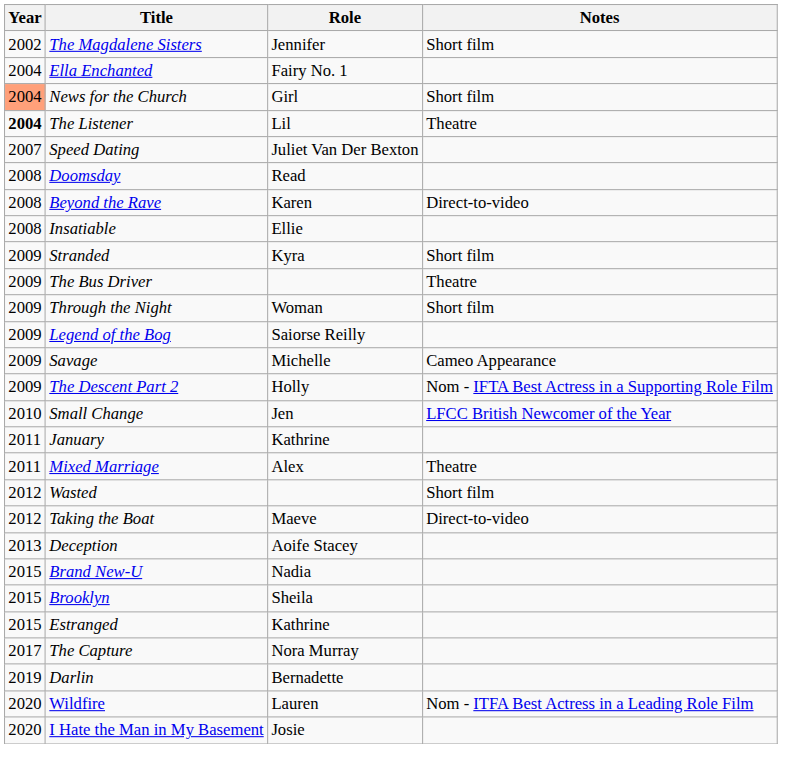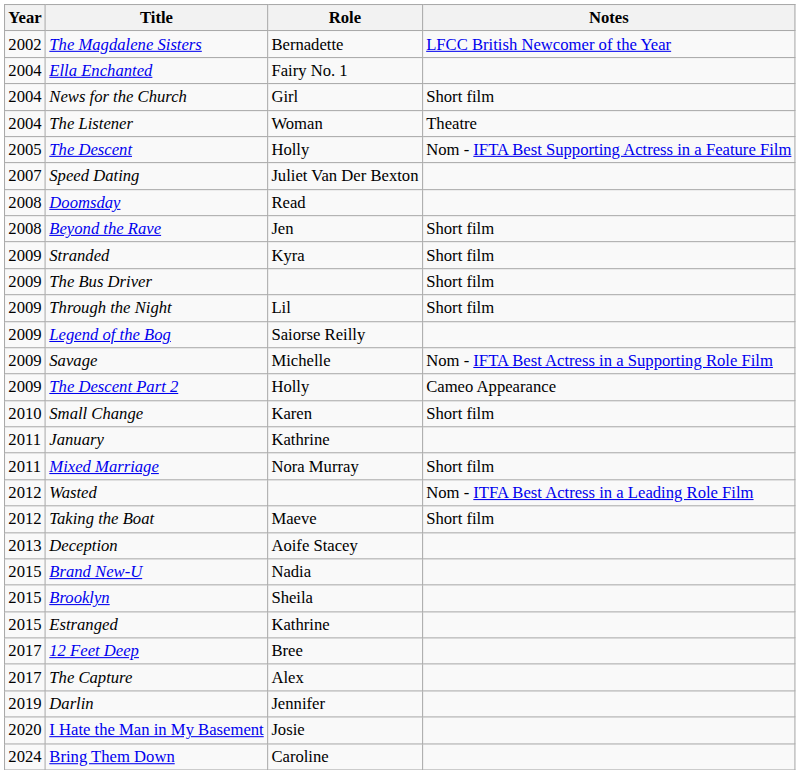(298, 44) Jennifer -> (307, 44) Bernadette
(460, 44) Short film -> (549, 44) LFCC British Newcomer of the Year
(25, 96) lightsalmon background -> (25, 96) no background
(25, 123) bold -> (25, 123) normal
(281, 123) Lil -> (297, 123) Woman
+ row: (91, 149)
(292, 202) Karen -> (282, 228) Jen
(477, 202) Direct-to-video -> (460, 228) Short film
- row: (83, 228)
(452, 281) Theatre -> (460, 281) Short film
(297, 307) Woman -> (281, 307) Lil
(491, 360) Cameo Appearance -> (600, 360) Nom - IFTA Best Actress in a Supporting Role Film
(600, 387) Nom - IFTA Best Actress in a Supporting Role Film -> (491, 387) Cameo Appearance
(282, 413) Jen -> (292, 413) Karen
(549, 413) LFCC British Newcomer of the Year -> (460, 413) Short film
(288, 466) Alex -> (315, 466) Nora Murray
(452, 466) Theatre -> (460, 466) Short film
(460, 492) Short film -> (590, 492) Nom - ITFA Best Actress in a Leading Role Film
(477, 519) Direct-to-video -> (460, 519) Short film
+ row: (94, 651)
(315, 651) Nora Murray -> (288, 677) Alex
(307, 677) Bernadette -> (298, 703) Jennifer
- row: (77, 703)
+ row: (112, 756)
